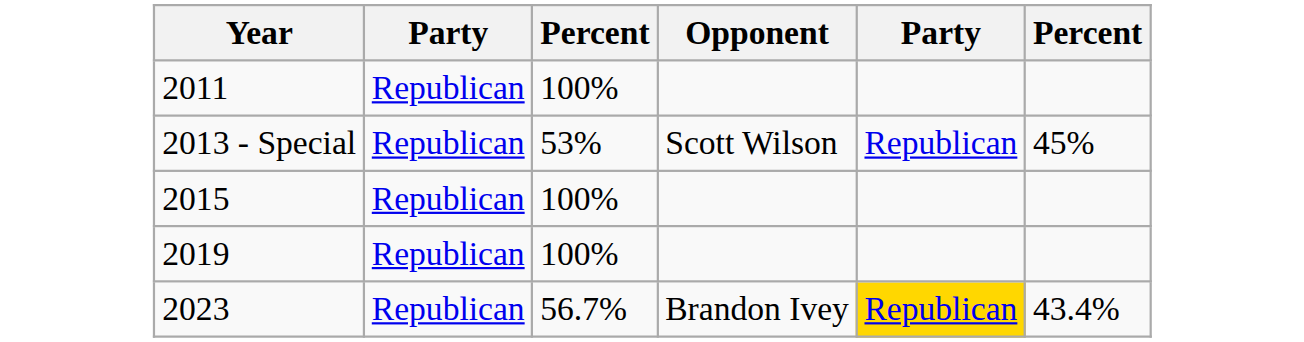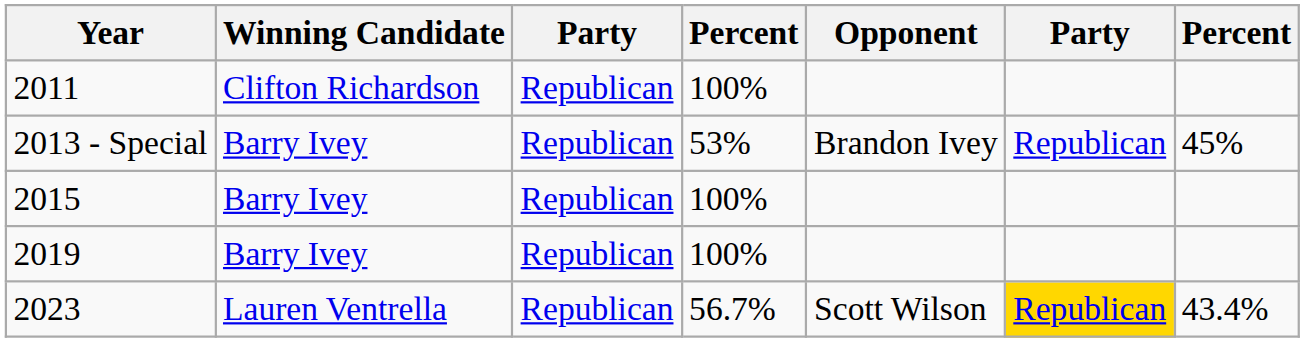+ column: (364, 32)
(751, 142) Scott Wilson -> (906, 142) Brandon Ivey
(757, 309) Brandon Ivey -> (900, 309) Scott Wilson
